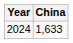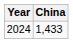(49, 30) 1,633 -> (49, 30) 1,433
